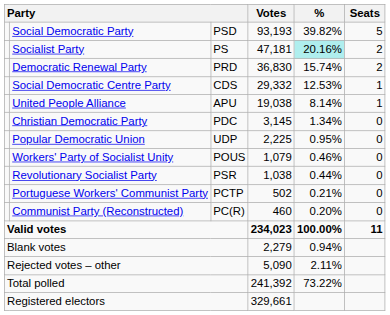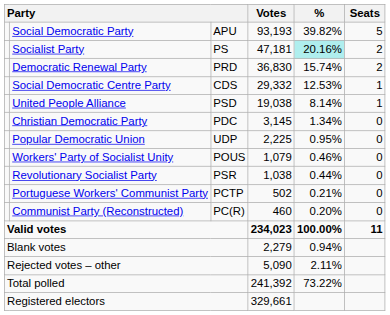(225, 31) PSD -> (225, 31) APU
(225, 103) APU -> (225, 103) PSD
